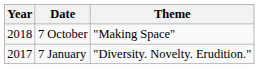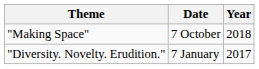columns swapped: (20, 14) <-> (172, 14)
